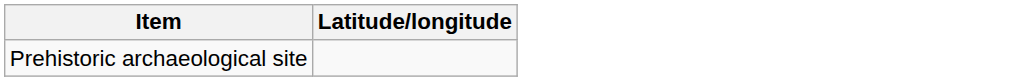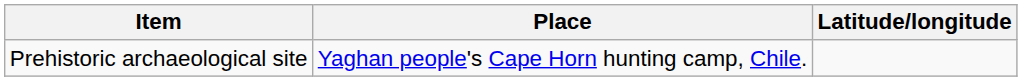+ column: (563, 22)
